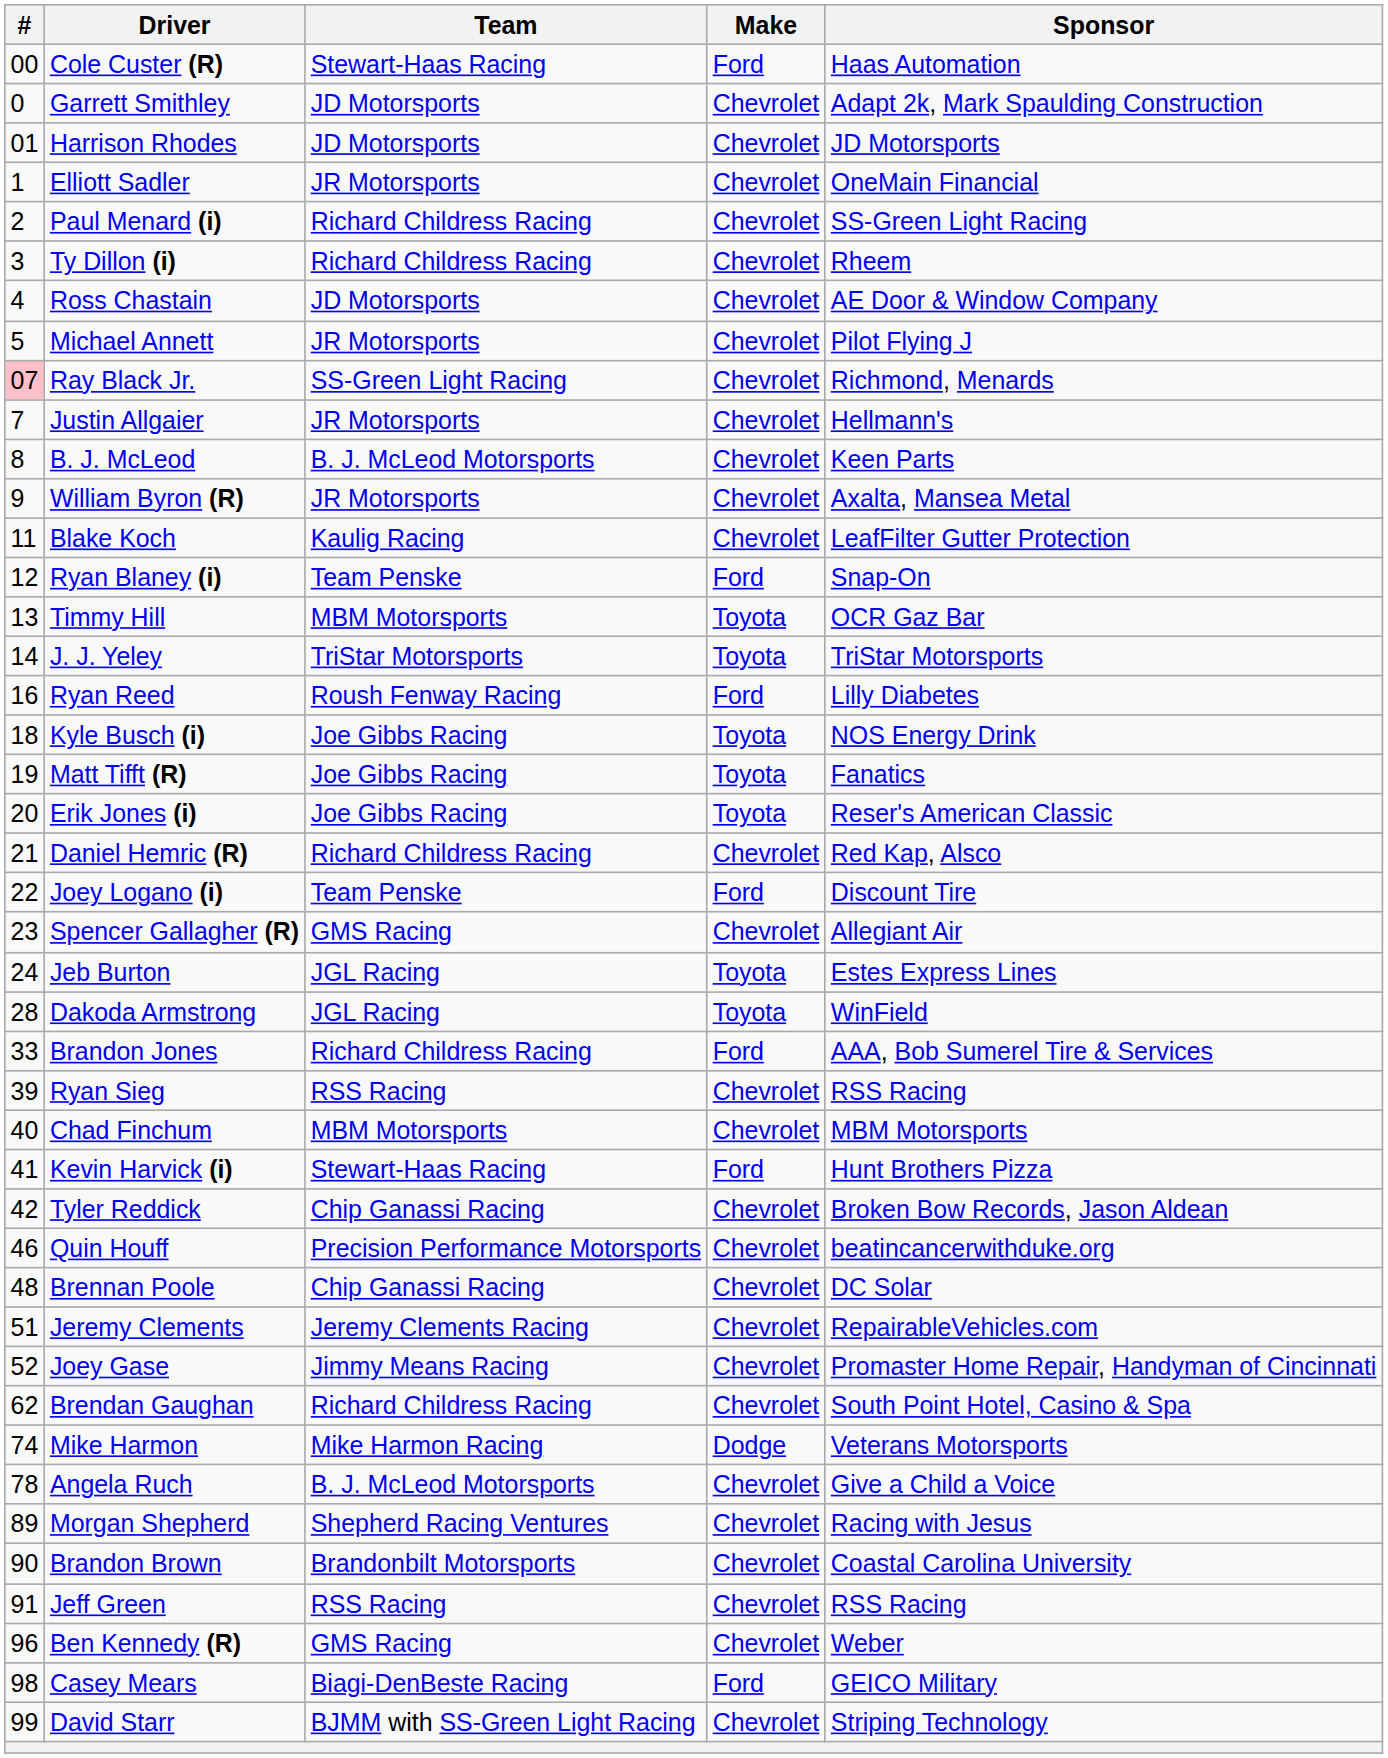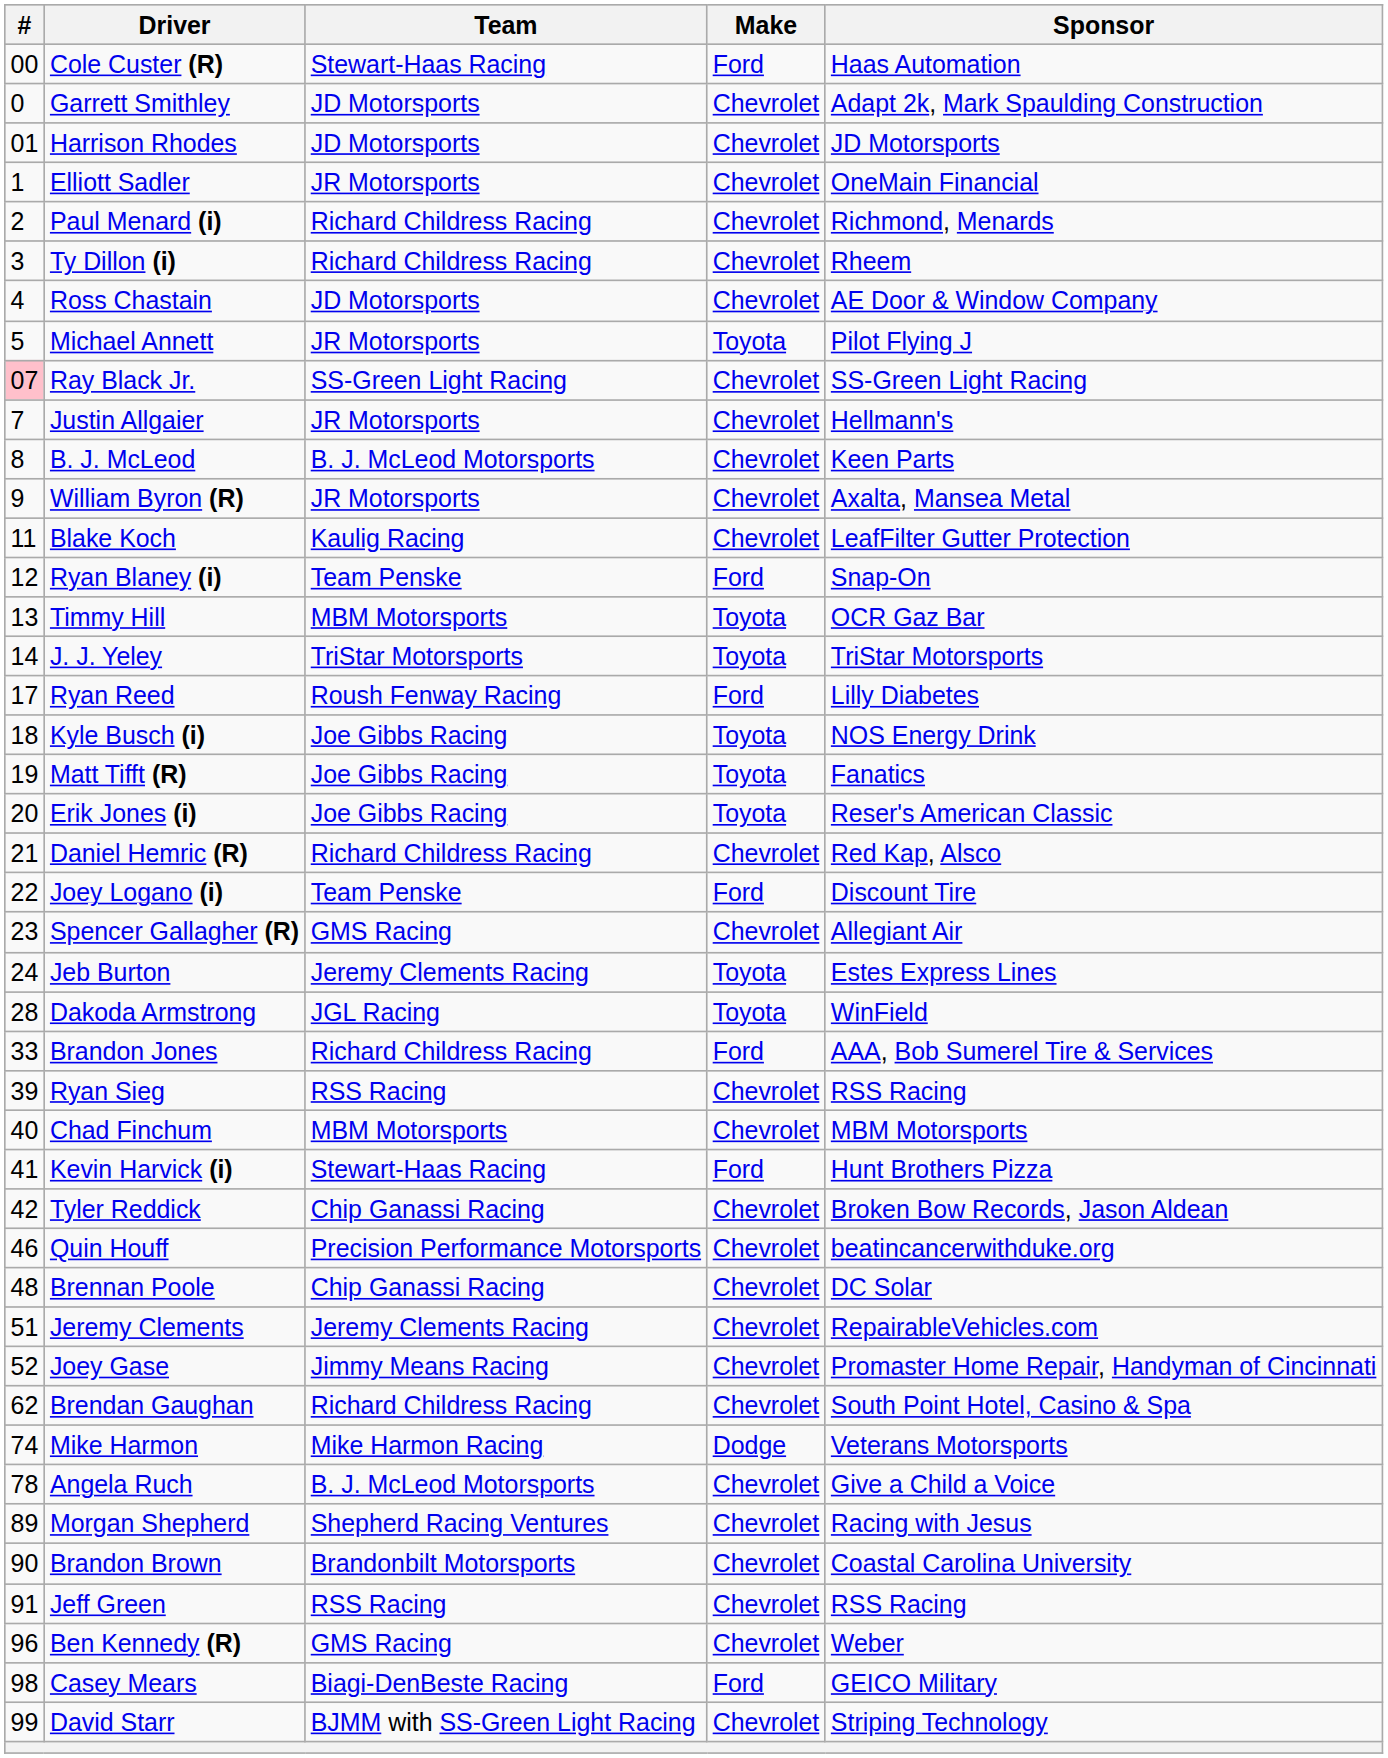(959, 222) SS-Green Light Racing -> (942, 222) Richmond, Menards
(766, 340) Chevrolet -> (749, 340) Toyota
(942, 380) Richmond, Menards -> (959, 380) SS-Green Light Racing
(24, 696) 16 -> (24, 696) 17
(375, 972) JGL Racing -> (450, 972) Jeremy Clements Racing
